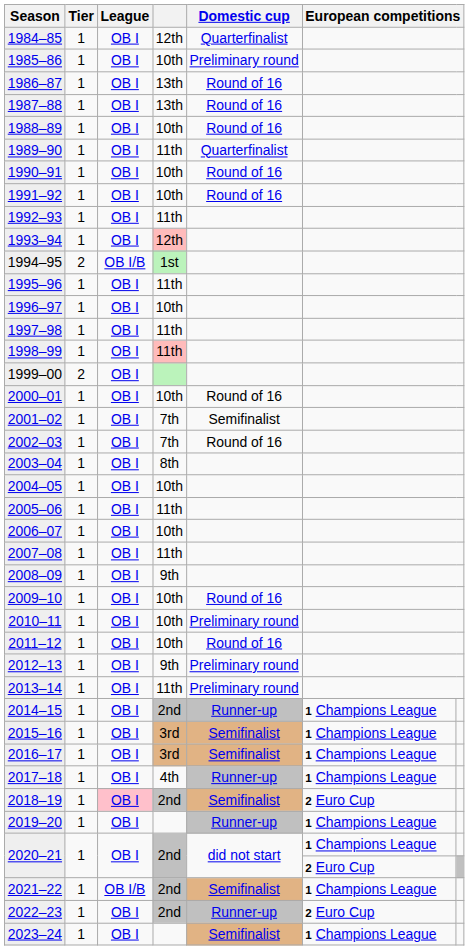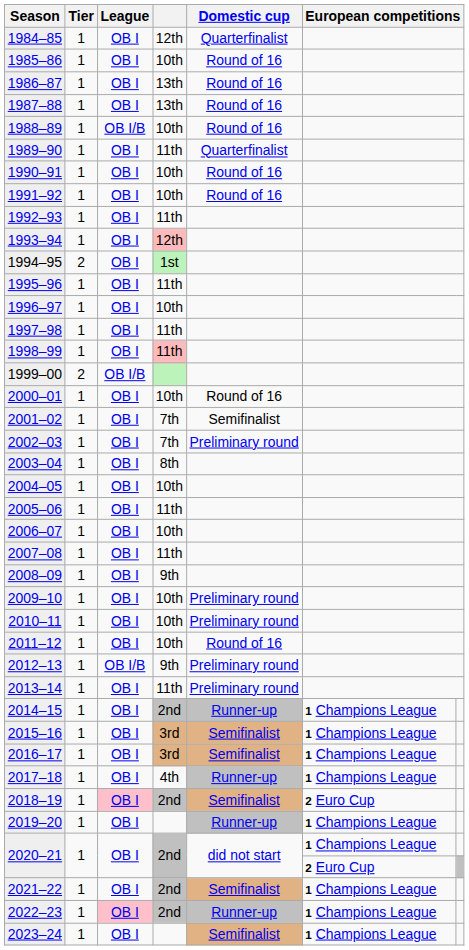(244, 61) Preliminary round -> (244, 61) Round of 16
(125, 128) OB I -> (125, 128) OB I/B
(125, 262) OB I/B -> (125, 262) OB I
(125, 374) OB I -> (125, 374) OB I/B
(244, 441) Round of 16 -> (244, 441) Preliminary round
(244, 598) Round of 16 -> (244, 598) Preliminary round
(125, 665) OB I -> (125, 665) OB I/B
(125, 889) OB I/B -> (125, 889) OB I
(125, 912) no background -> (125, 912) pink background
(340, 912) 2 Euro Cup -> (371, 912) 1 Champions League
